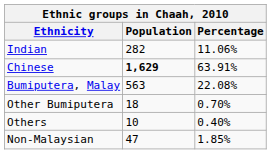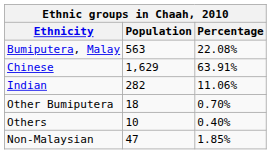rows swapped: (64, 85) <-> (27, 49)
(142, 67) bold -> (142, 67) normal
